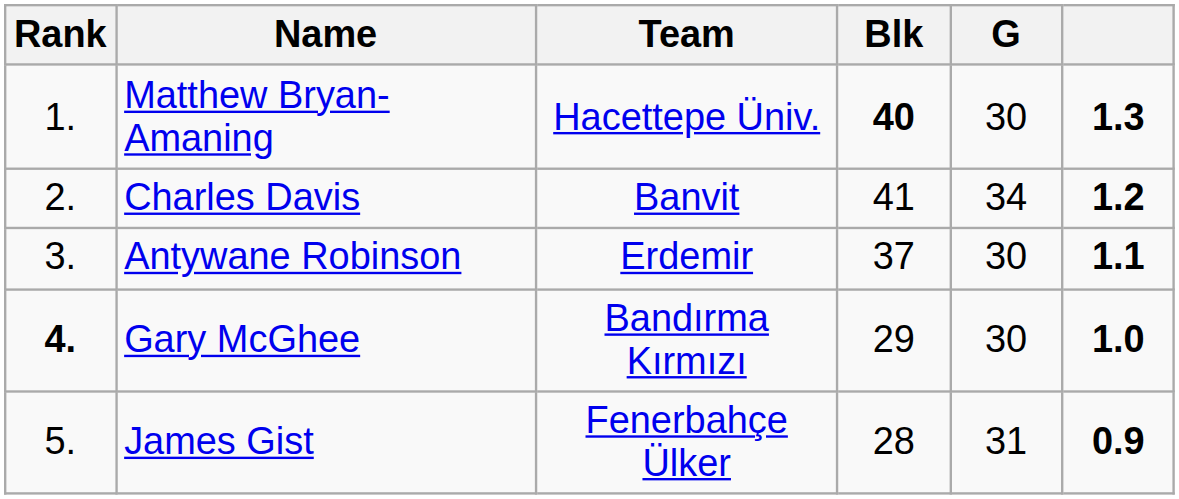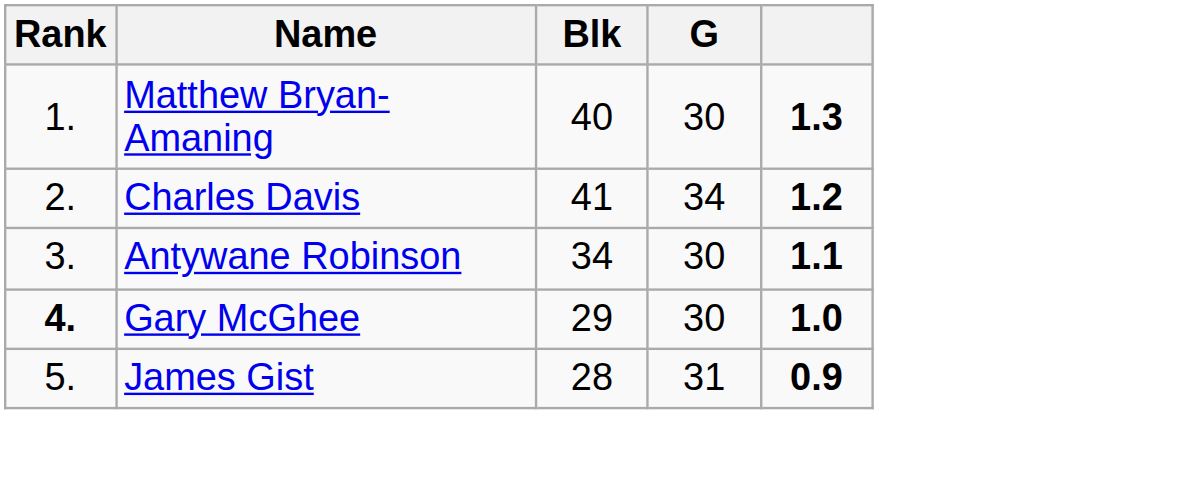- column: (687, 34)
(894, 116) bold -> (592, 116) normal
(894, 257) 37 -> (592, 257) 34
